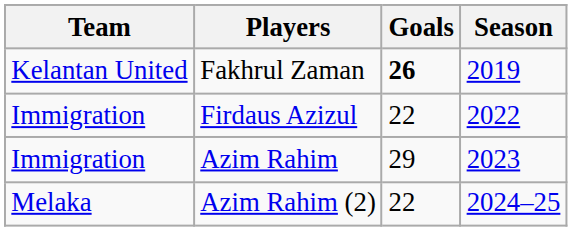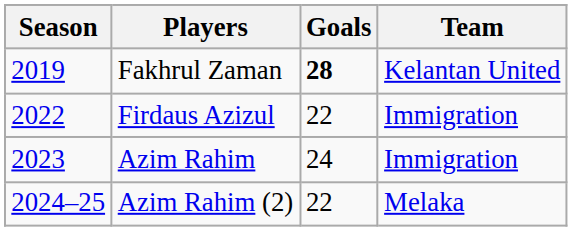columns swapped: (514, 26) <-> (99, 26)
(402, 70) 26 -> (319, 70) 28
(402, 158) 29 -> (319, 158) 24
